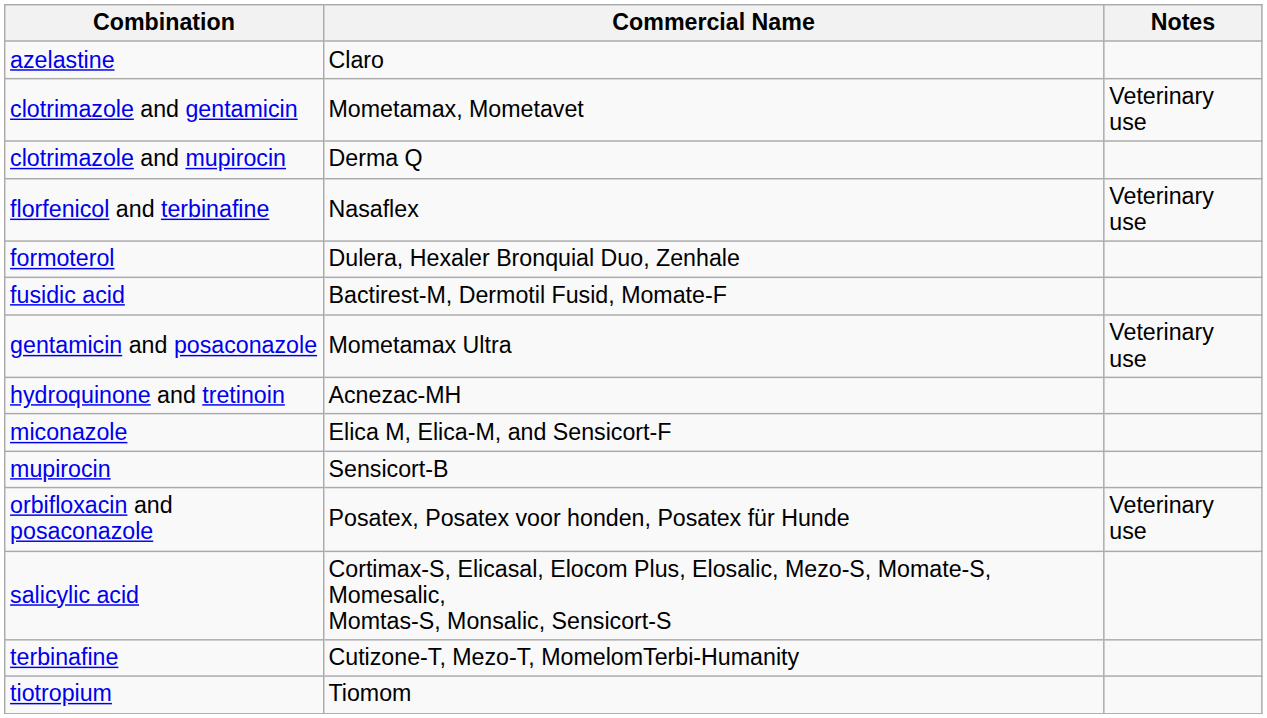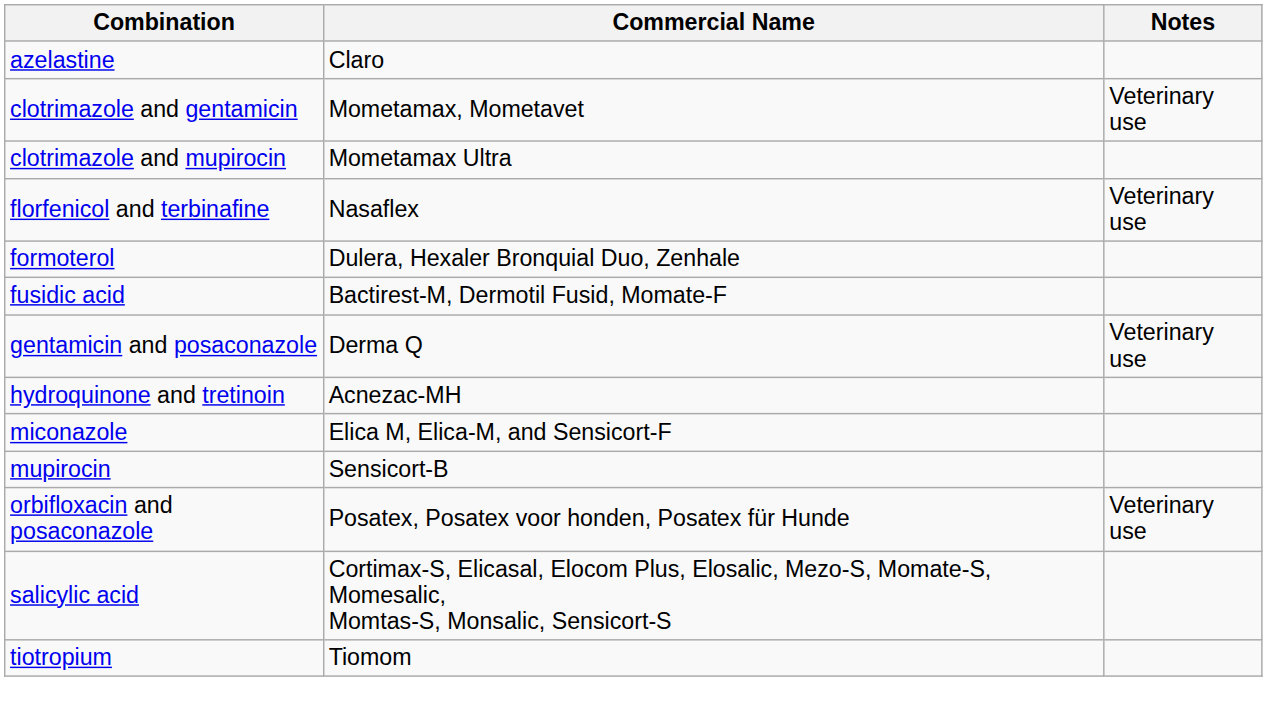(376, 159) Derma Q -> (420, 159) Mometamax Ultra
(420, 345) Mometamax Ultra -> (376, 345) Derma Q
- row: (64, 657)
